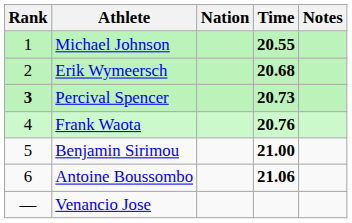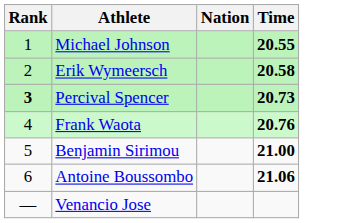- column: (323, 17)
(276, 71) 20.68 -> (276, 71) 20.58
